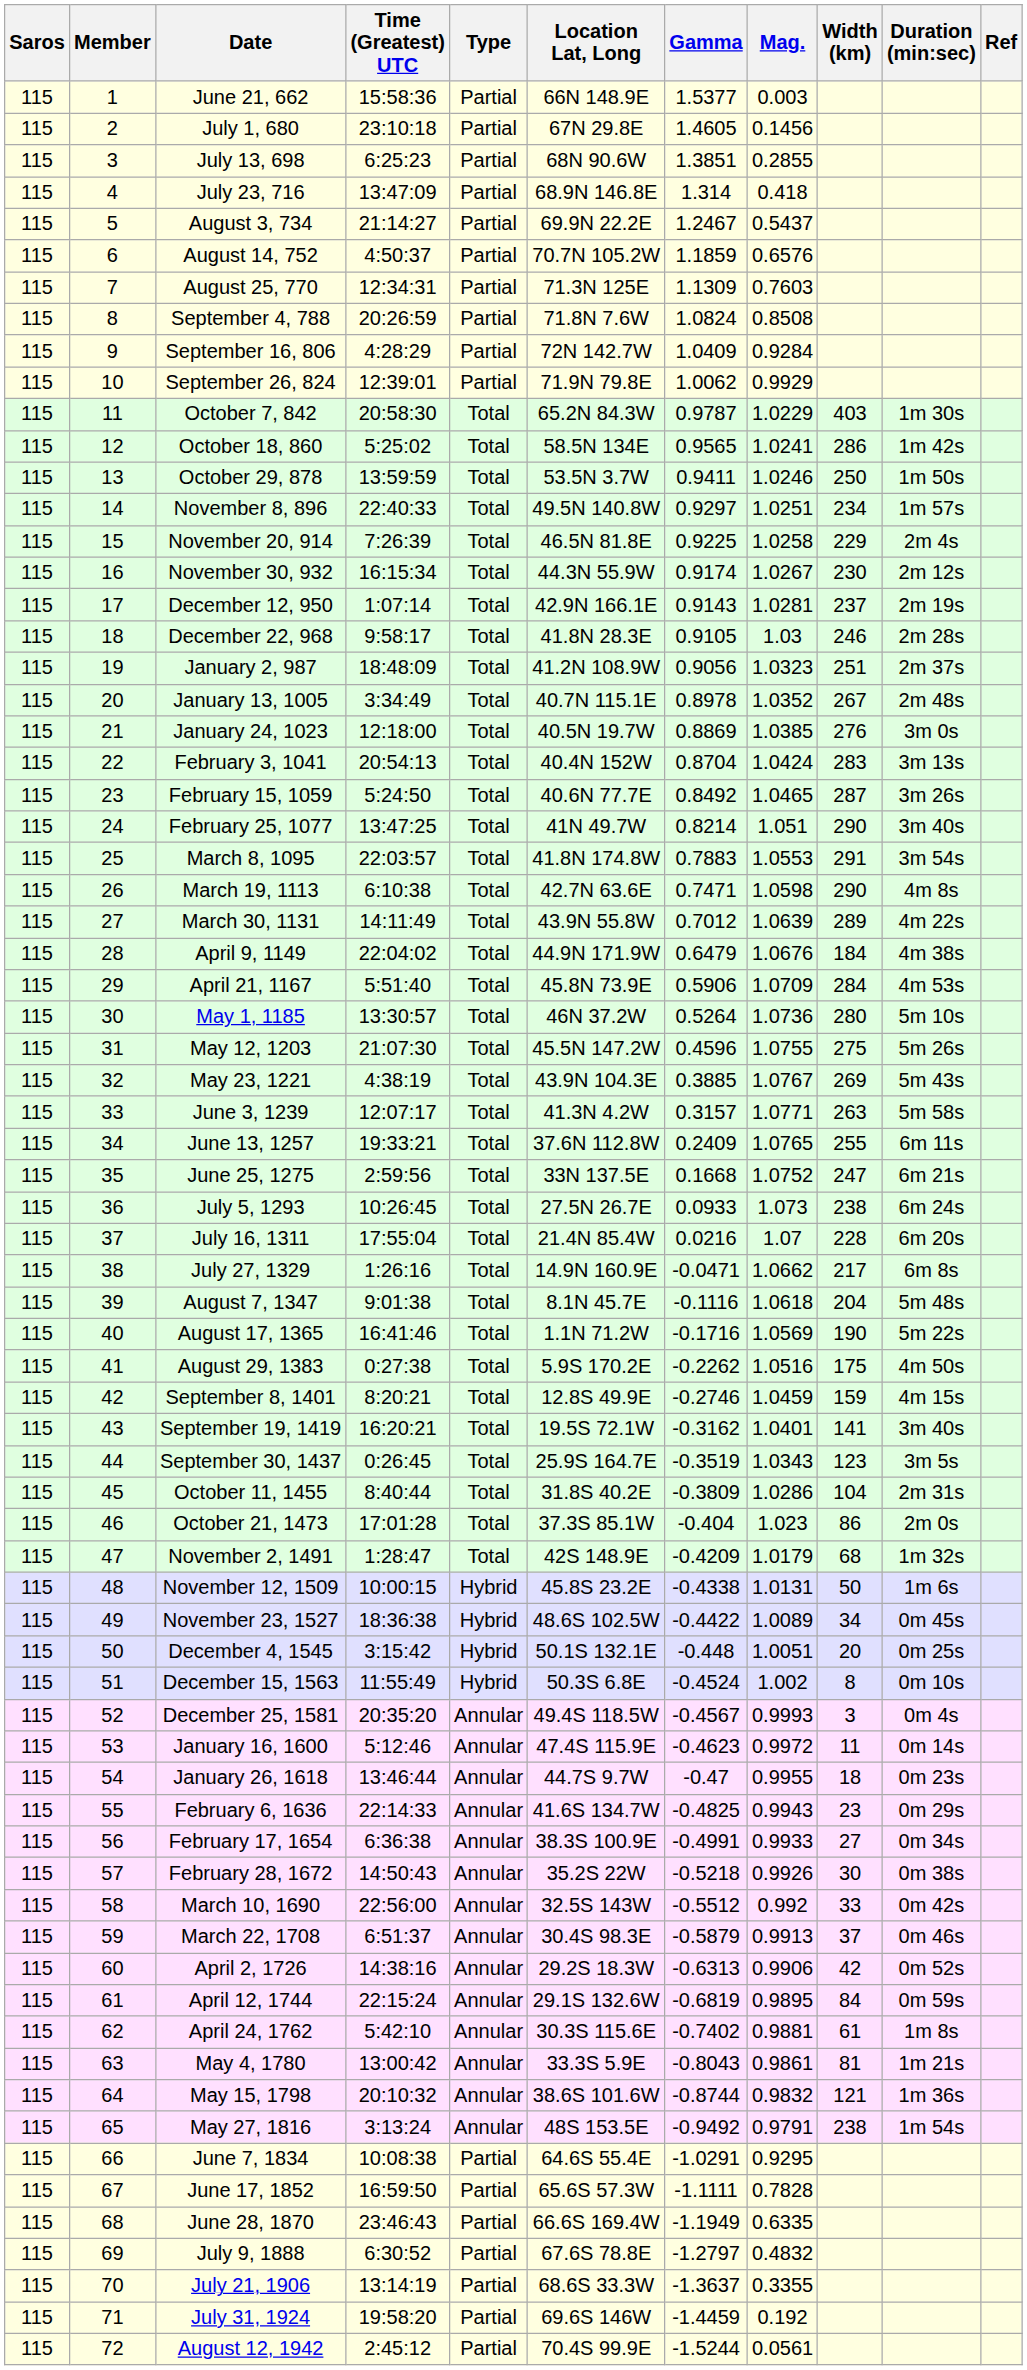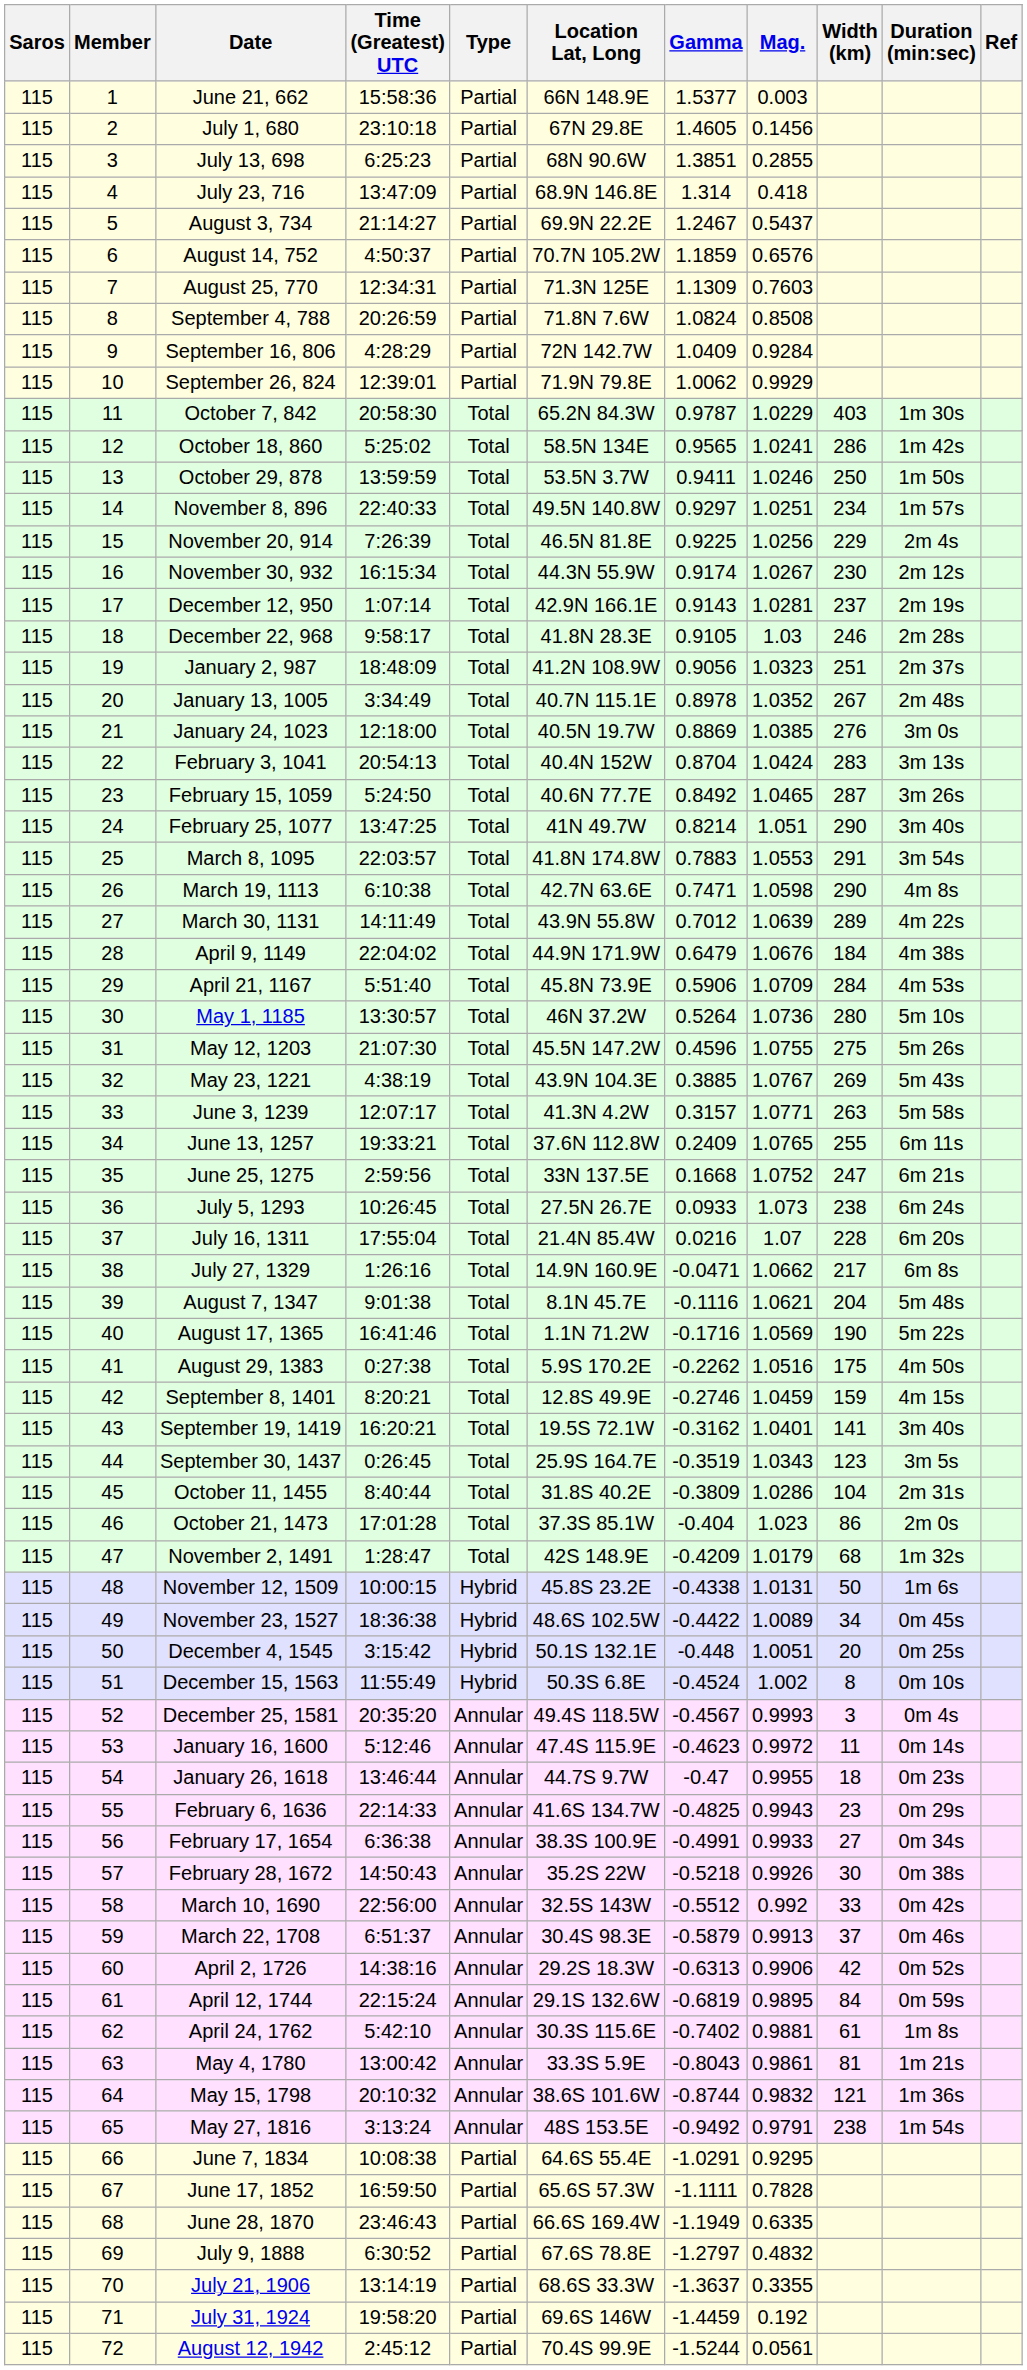(783, 541) 1.0258 -> (783, 541) 1.0256
(783, 1302) 1.0618 -> (783, 1302) 1.0621
